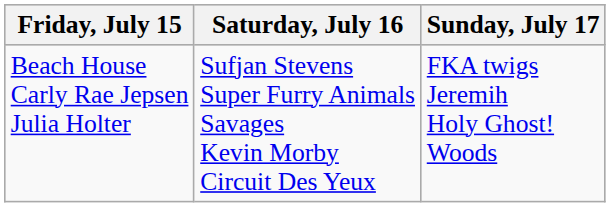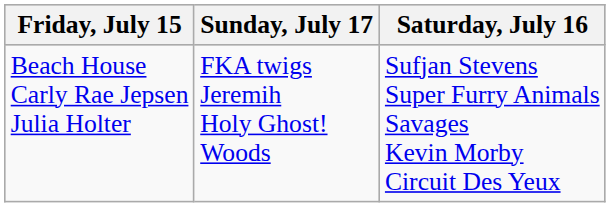columns swapped: (308, 24) <-> (513, 24)
